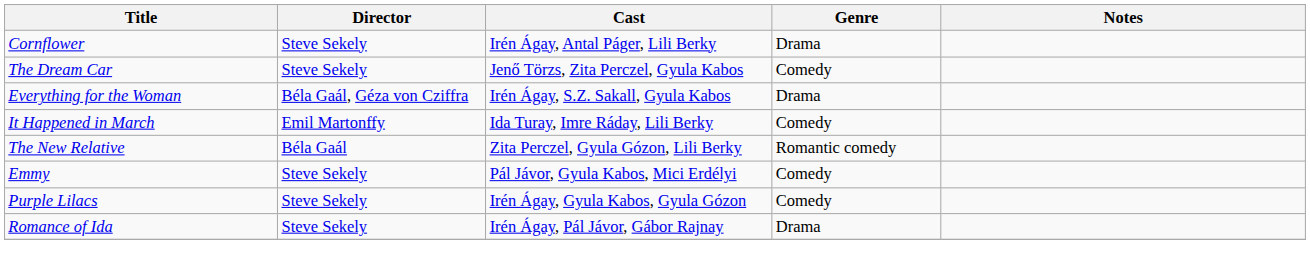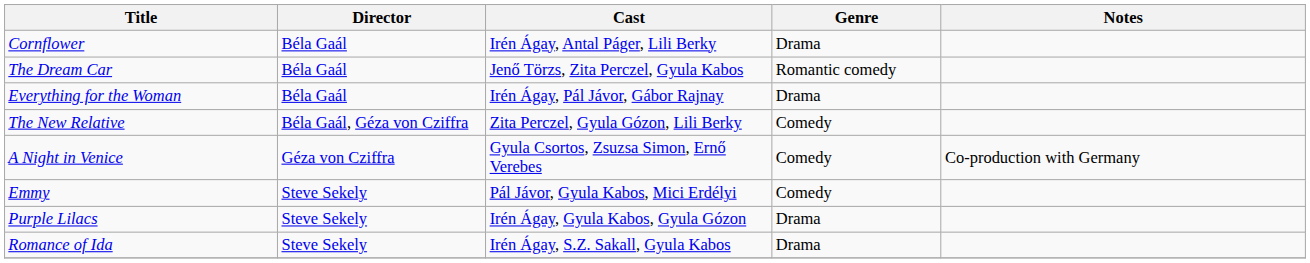(324, 43) Steve Sekely -> (314, 43) Béla Gaál
(324, 69) Steve Sekely -> (314, 69) Béla Gaál
(804, 69) Comedy -> (836, 69) Romantic comedy
(375, 95) Béla Gaál, Géza von Cziffra -> (314, 95) Béla Gaál
(610, 95) Irén Ágay, S.Z. Sakall, Gyula Kabos -> (607, 95) Irén Ágay, Pál Jávor, Gábor Rajnay
- row: (81, 122)
(314, 148) Béla Gaál -> (375, 122) Béla Gaál, Géza von Cziffra
(836, 148) Romantic comedy -> (804, 122) Comedy
+ row: (66, 157)
(804, 200) Comedy -> (798, 219) Drama
(607, 226) Irén Ágay, Pál Jávor, Gábor Rajnay -> (610, 245) Irén Ágay, S.Z. Sakall, Gyula Kabos
